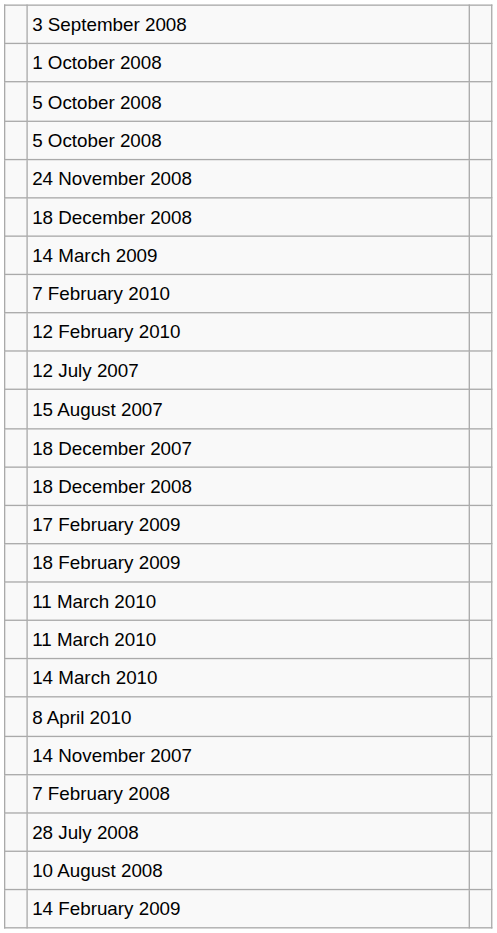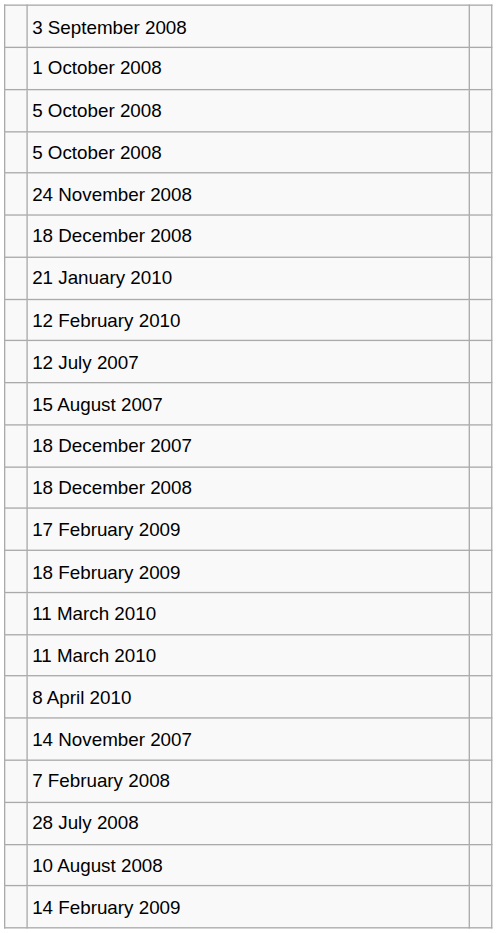- row: (16, 255)
+ row: (16, 278)
- row: (16, 294)
- row: (16, 678)
